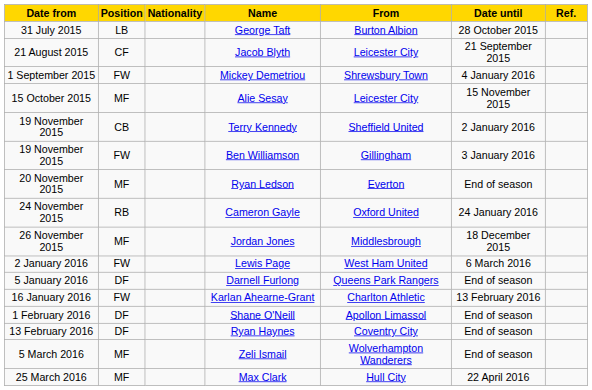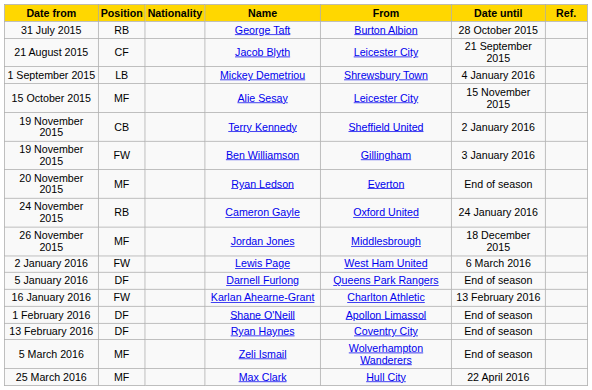(122, 30) LB -> (122, 30) RB
(122, 76) FW -> (122, 76) LB
